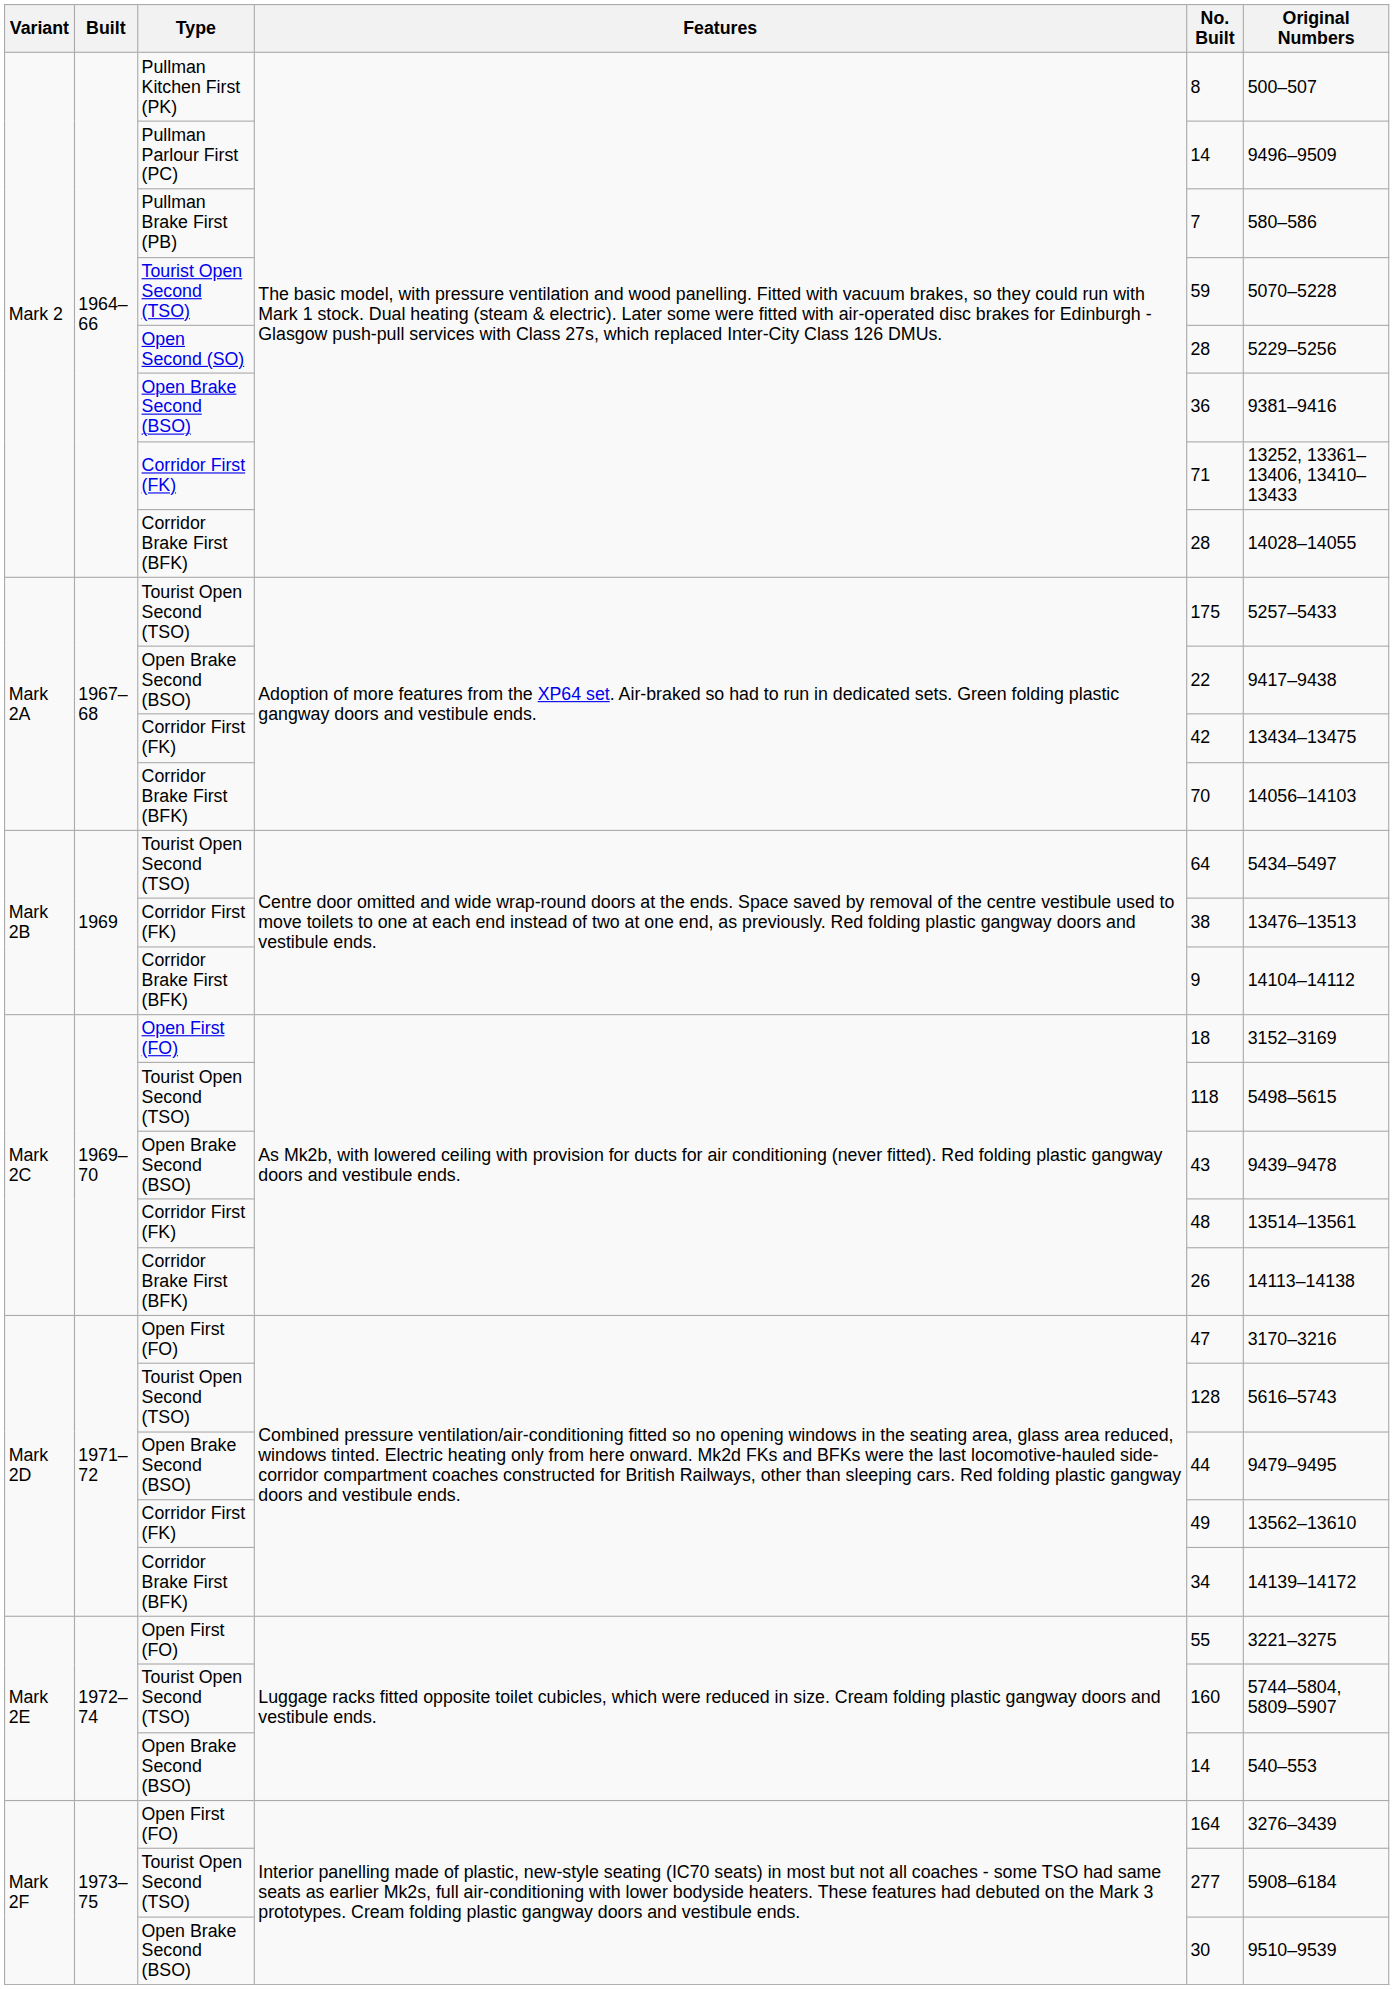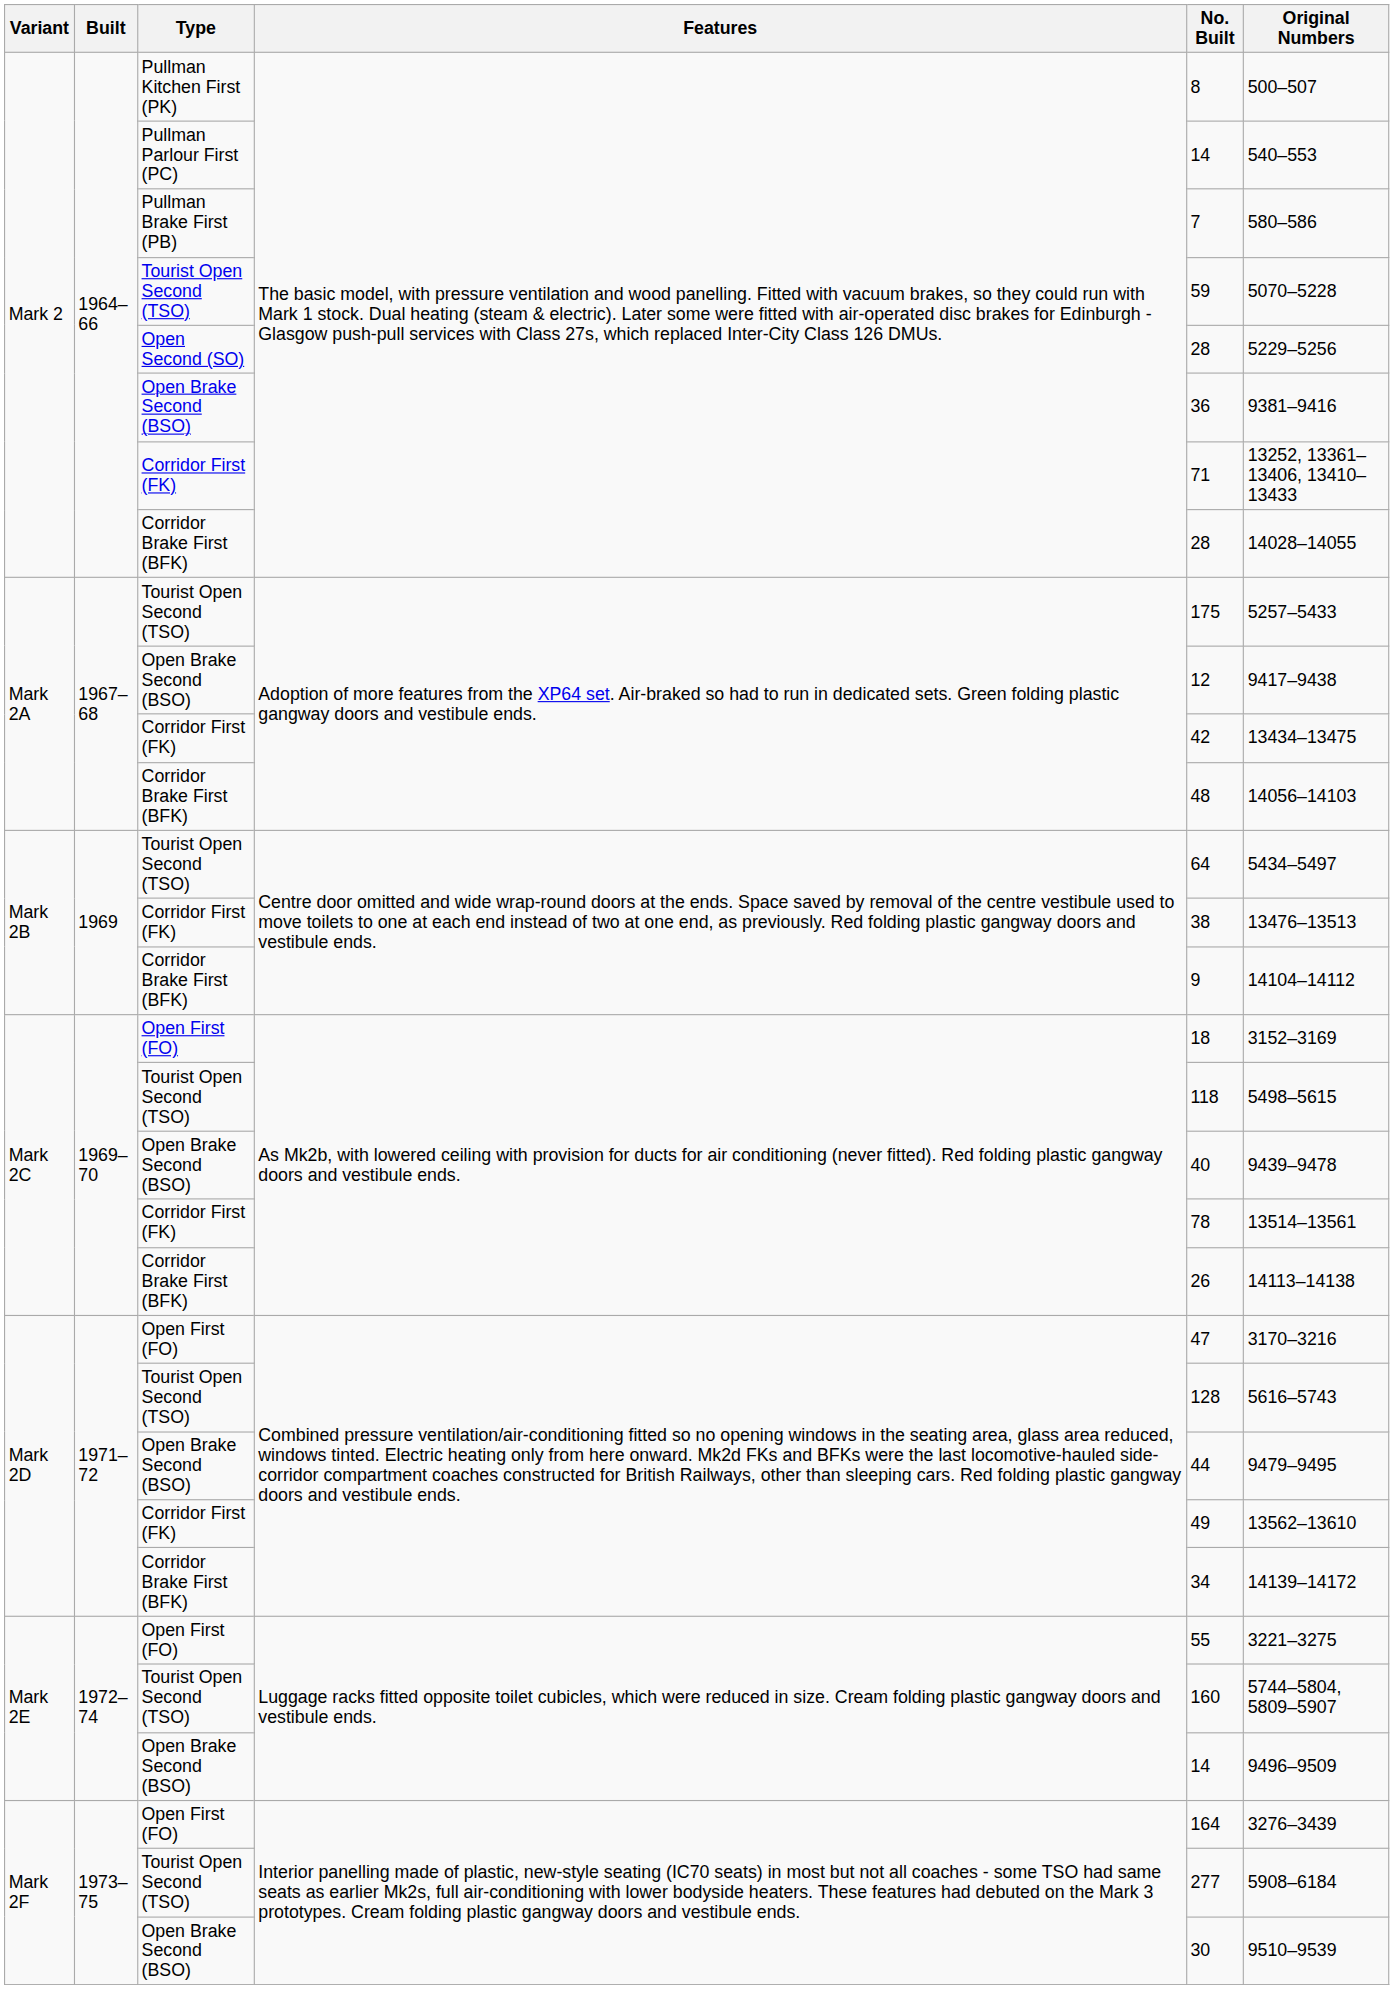(1292, 154) 9496–9509 -> (1282, 154) 540–553
(1200, 679) 22 -> (1200, 679) 12
(1200, 796) 70 -> (1200, 796) 48
(1200, 1164) 43 -> (1200, 1164) 40
(1200, 1223) 48 -> (1200, 1223) 78
(1282, 1766) 540–553 -> (1292, 1766) 9496–9509
